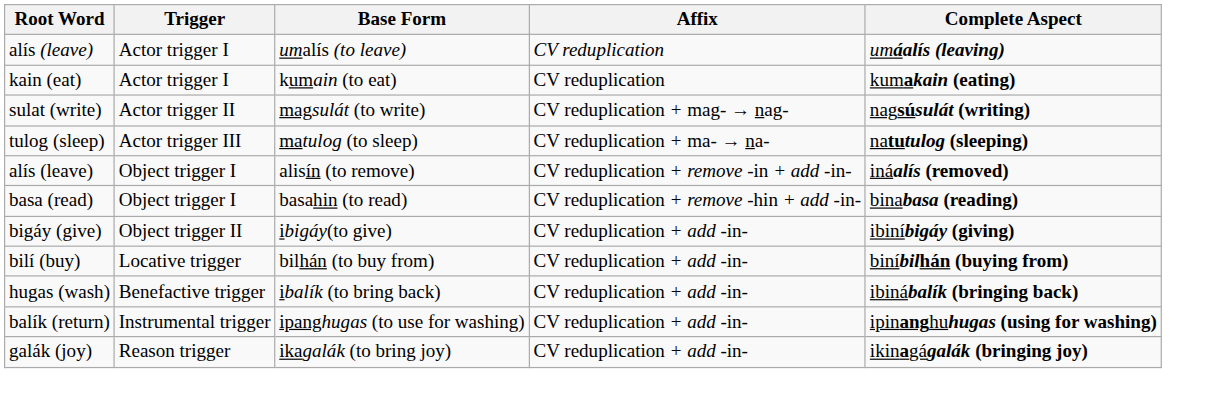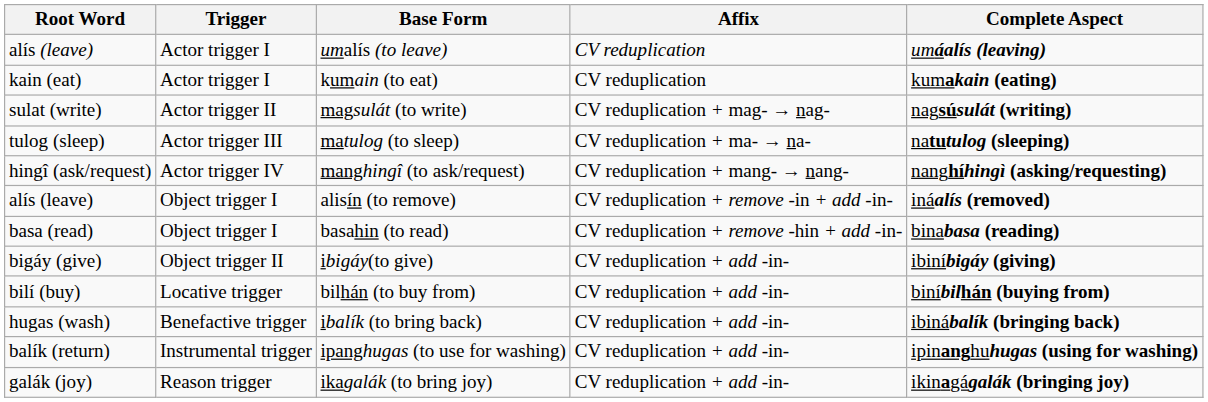+ row: (423, 170)
